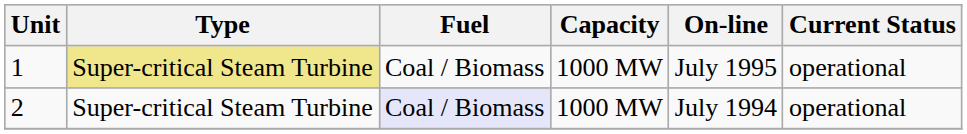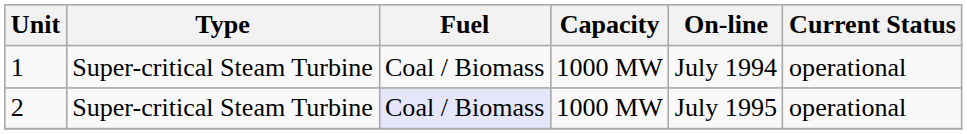(223, 66) khaki background -> (223, 66) no background
(726, 66) July 1995 -> (726, 66) July 1994
(726, 107) July 1994 -> (726, 107) July 1995
